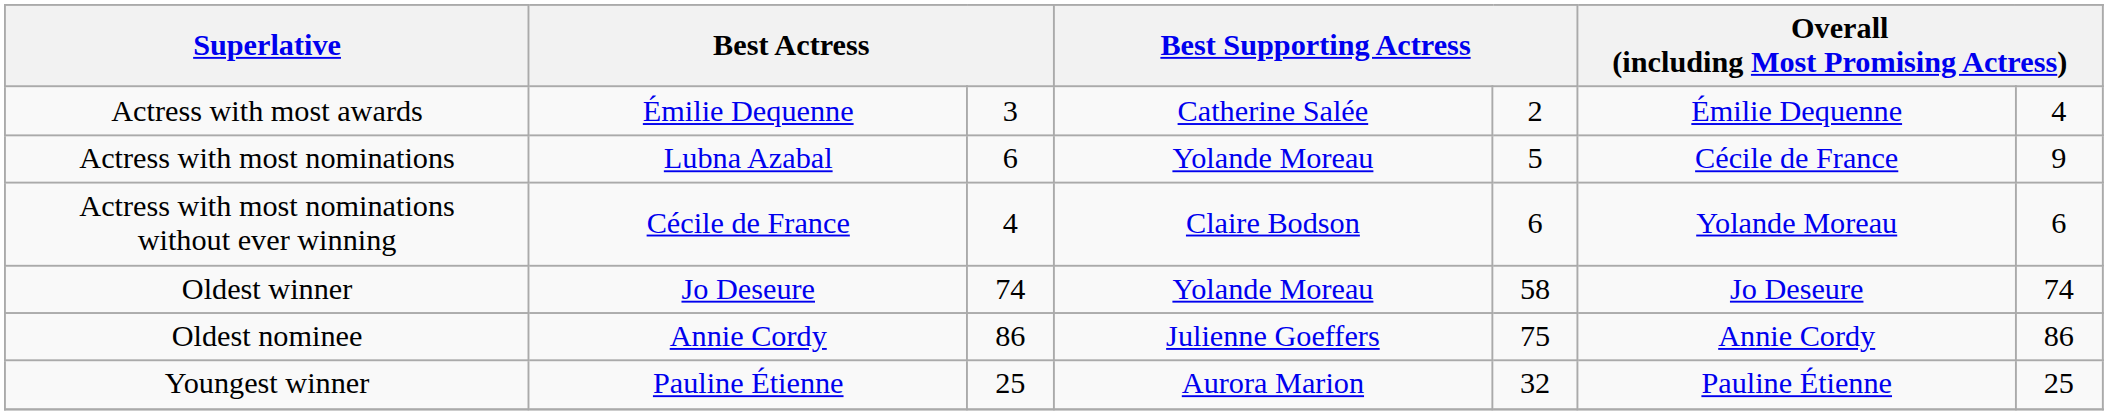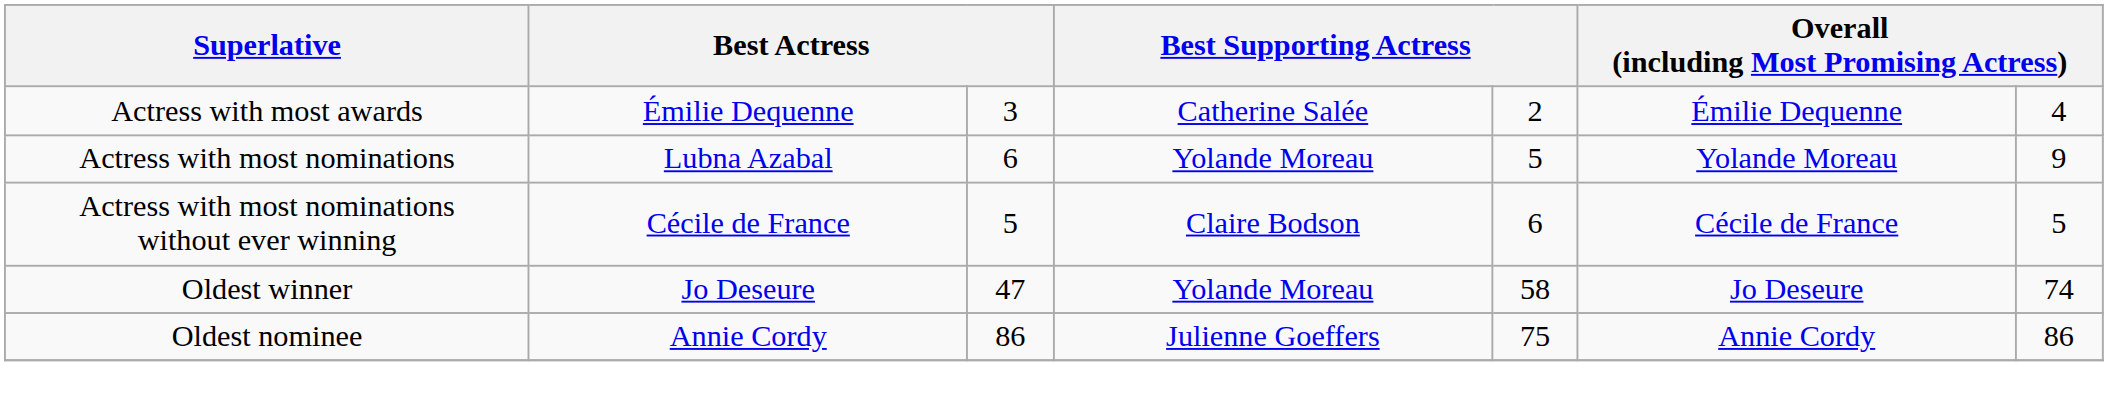(1797, 158) Cécile de France -> (1797, 158) Yolande Moreau
(1010, 223) 4 -> (1010, 223) 5
(1797, 223) Yolande Moreau -> (1797, 223) Cécile de France
(2059, 223) 6 -> (2059, 223) 5
(1010, 288) 74 -> (1010, 288) 47
- row: (267, 384)
